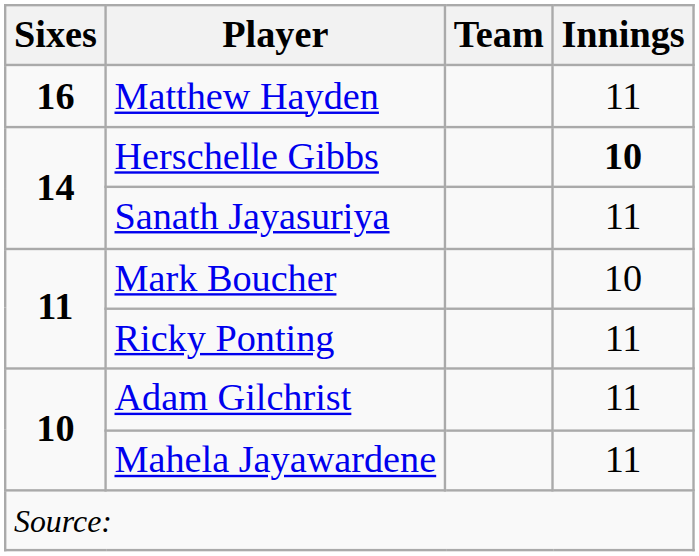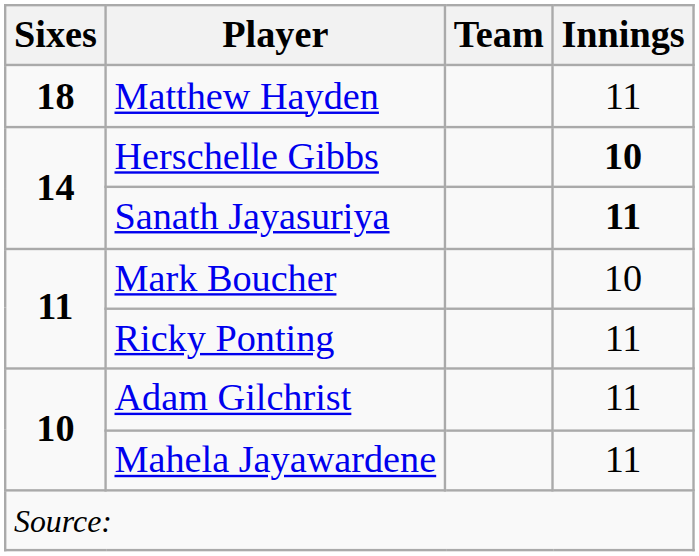(55, 95) 16 -> (55, 95) 18
(623, 216) normal -> (623, 216) bold
